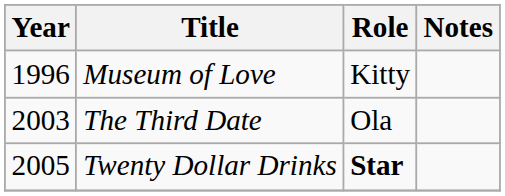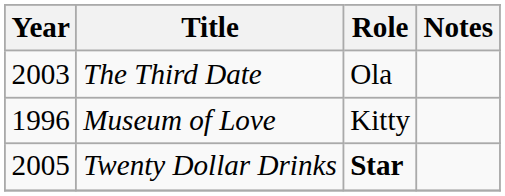rows swapped: (180, 73) <-> (173, 119)
